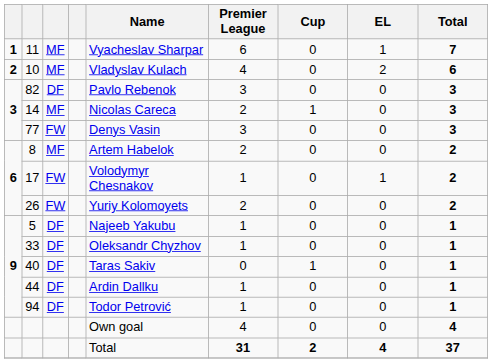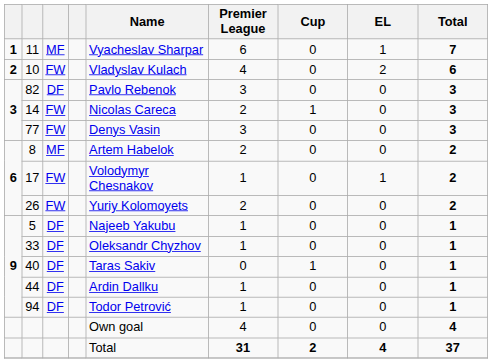(55, 69) MF -> (55, 69) FW
(55, 110) MF -> (55, 110) FW
